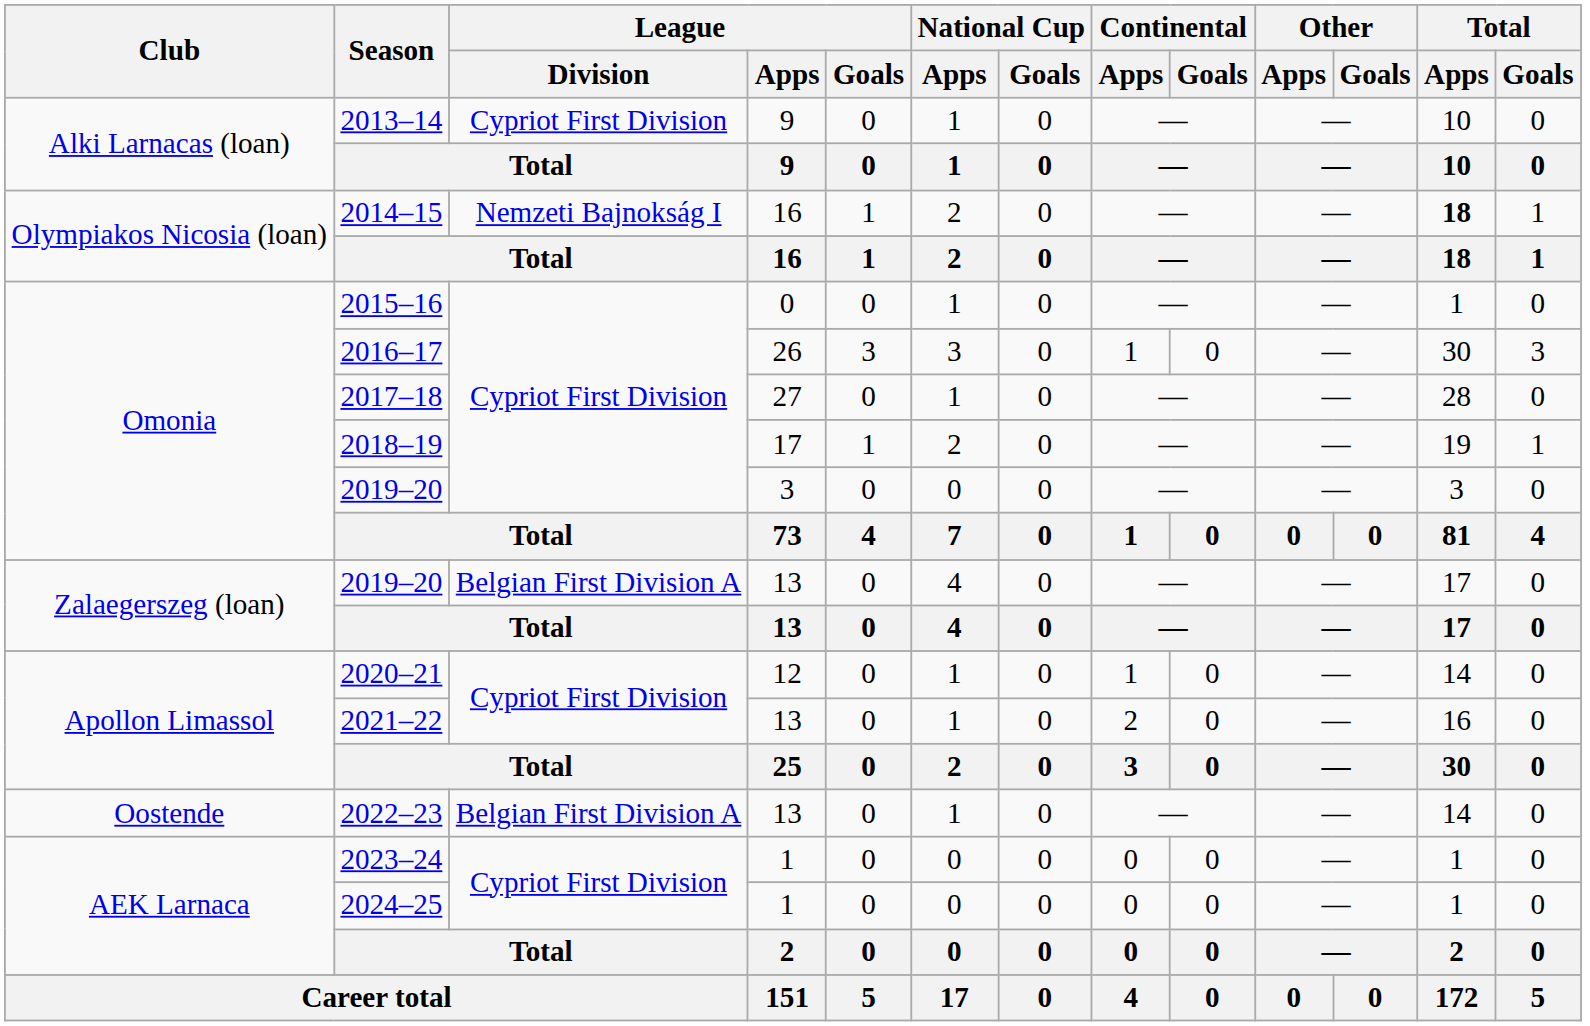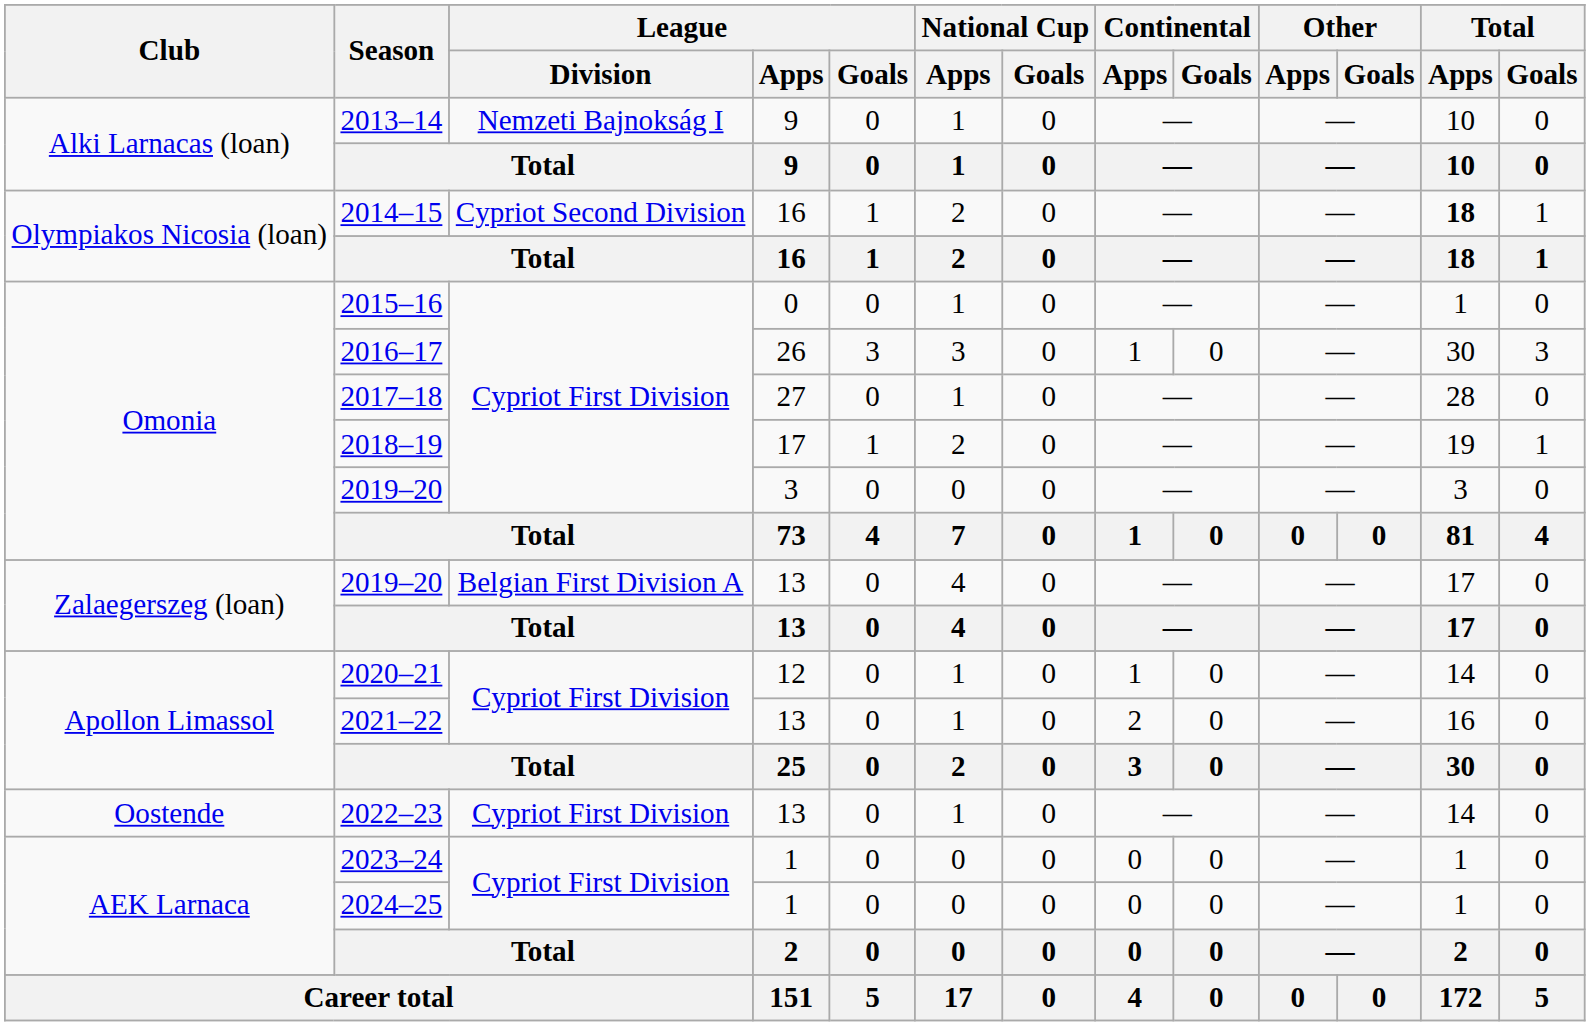(599, 119) Cypriot First Division -> (601, 119) Nemzeti Bajnokság I
(599, 212) Nemzeti Bajnokság I -> (601, 212) Cypriot Second Division
(599, 812) Belgian First Division A -> (601, 812) Cypriot First Division
